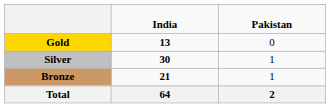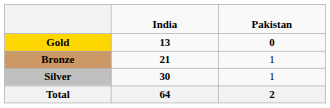(272, 42) normal -> (272, 42) bold
rows swapped: (58, 59) <-> (58, 77)
